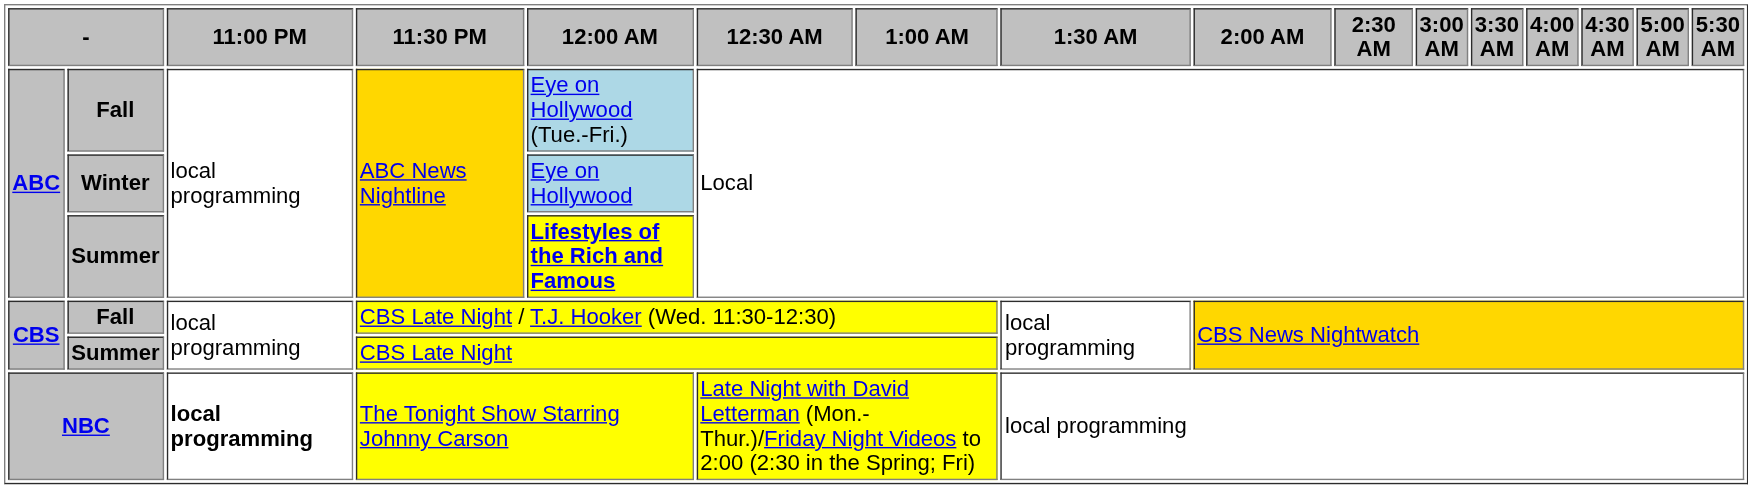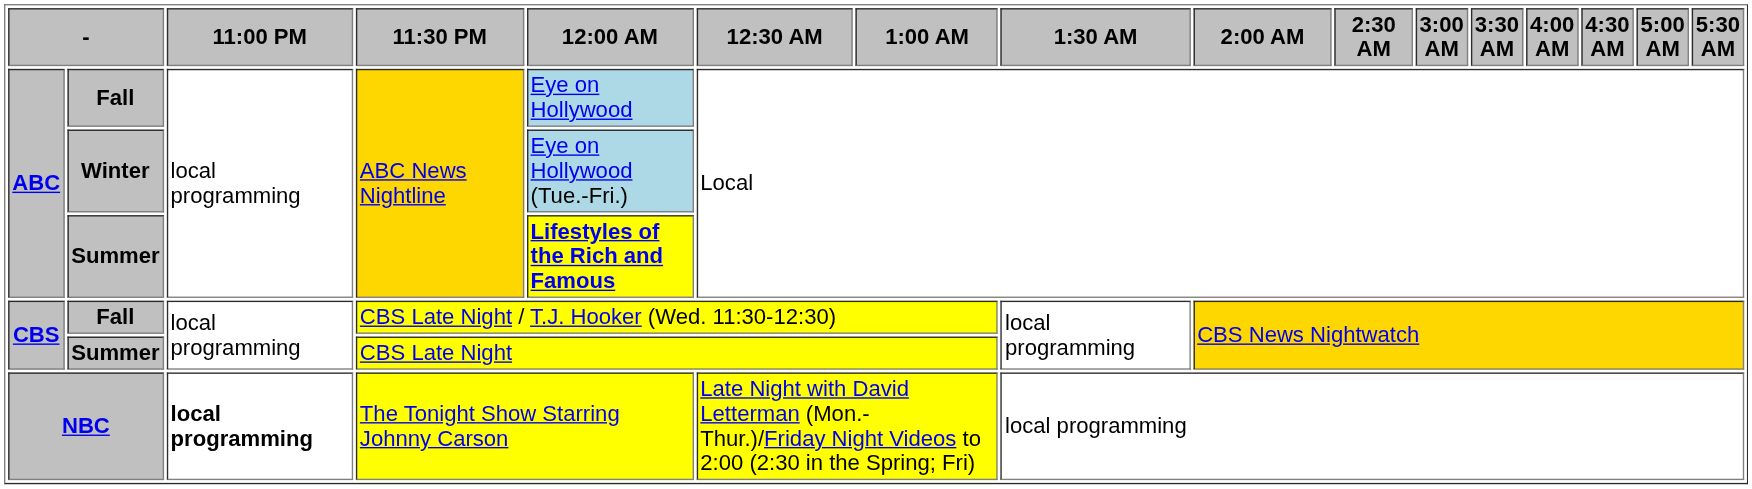(582, 110) Eye on Hollywood (Tue.-Fri.) -> (582, 97) Eye on Hollywood
(582, 183) Eye on Hollywood -> (582, 170) Eye on Hollywood (Tue.-Fri.)
